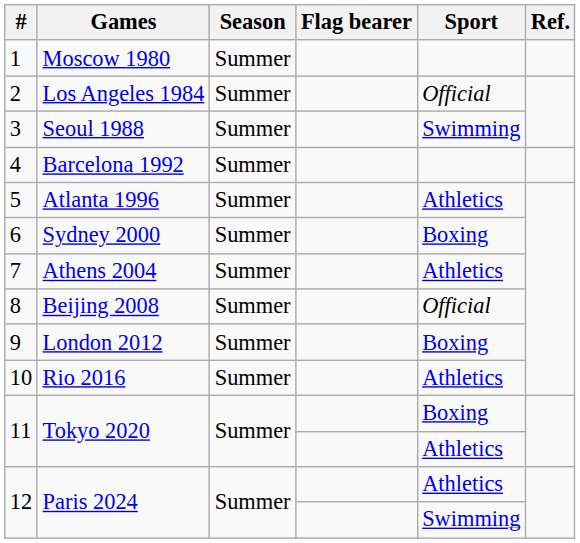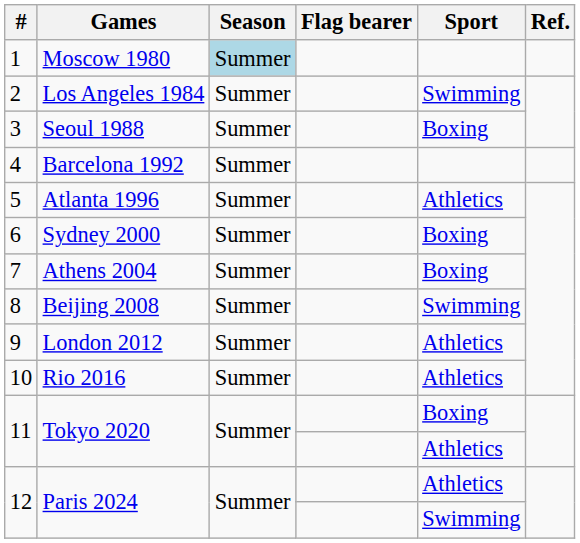(253, 57) no background -> (253, 57) lightblue background
(456, 93) Official -> (471, 93) Swimming
(471, 128) Swimming -> (455, 128) Boxing
(463, 270) Athletics -> (455, 270) Boxing
(456, 306) Official -> (471, 306) Swimming
(455, 341) Boxing -> (463, 341) Athletics
